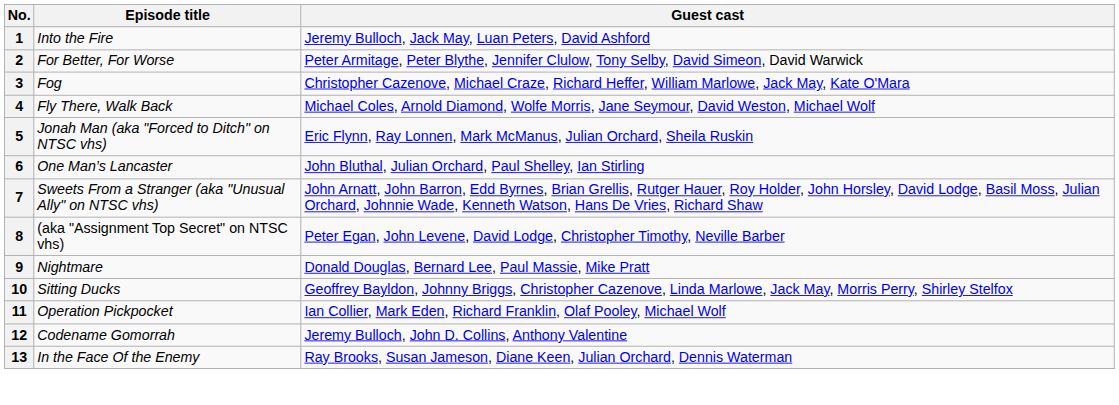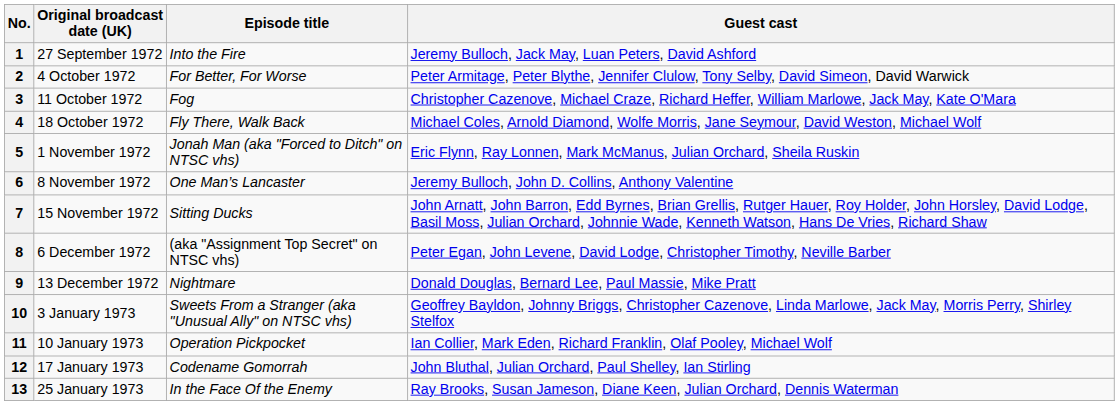+ column: (100, 23)
(474, 167) John Bluthal, Julian Orchard, Paul Shelley, Ian Stirling -> (572, 183) Jeremy Bulloch, John D. Collins, Anthony Valentine
(161, 197) Sweets From a Stranger (aka "Unusual Ally" on NTSC vhs) -> (211, 213) Sitting Ducks
(79, 289) Sitting Ducks -> (263, 313) Sweets From a Stranger (aka "Unusual Ally" on NTSC vhs)
(466, 334) Jeremy Bulloch, John D. Collins, Anthony Valentine -> (581, 366) John Bluthal, Julian Orchard, Paul Shelley, Ian Stirling
